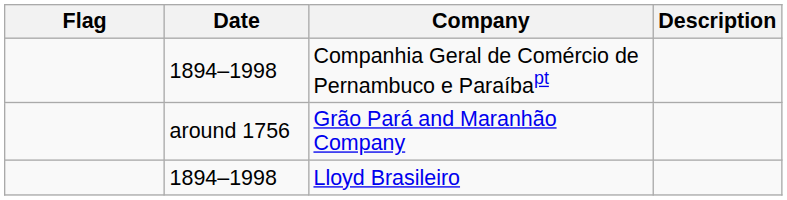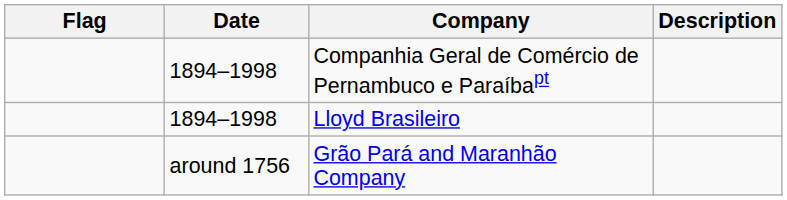rows swapped: (435, 131) <-> (387, 177)
